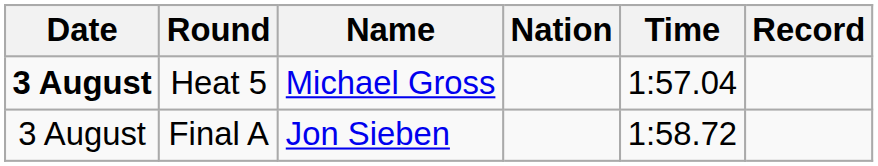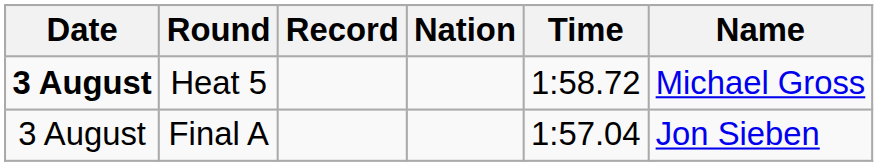columns swapped: (391, 30) <-> (809, 30)
(682, 82) 1:57.04 -> (586, 82) 1:58.72
(682, 134) 1:58.72 -> (586, 134) 1:57.04
